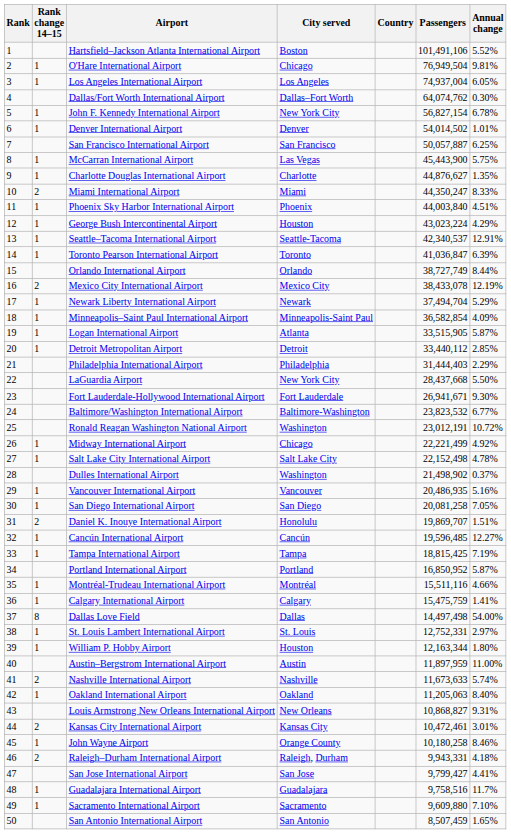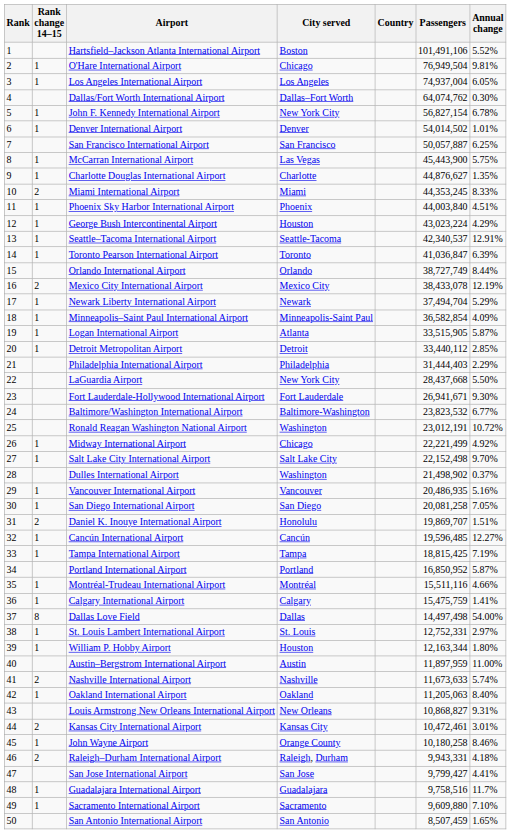(445, 192) 44,350,247 -> (445, 192) 44,353,245
(485, 459) 4.78% -> (485, 459) 9.70%
